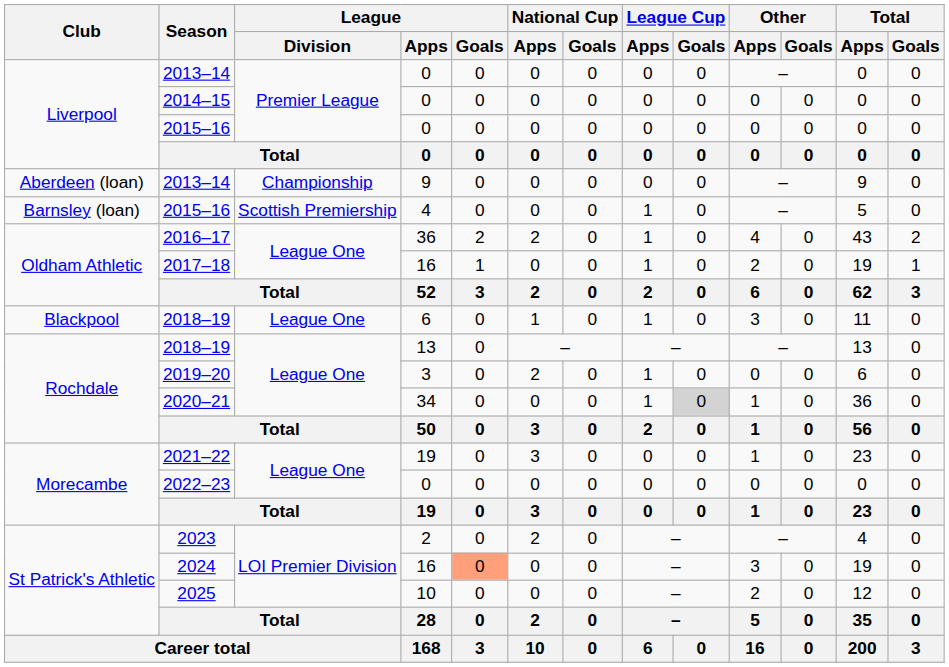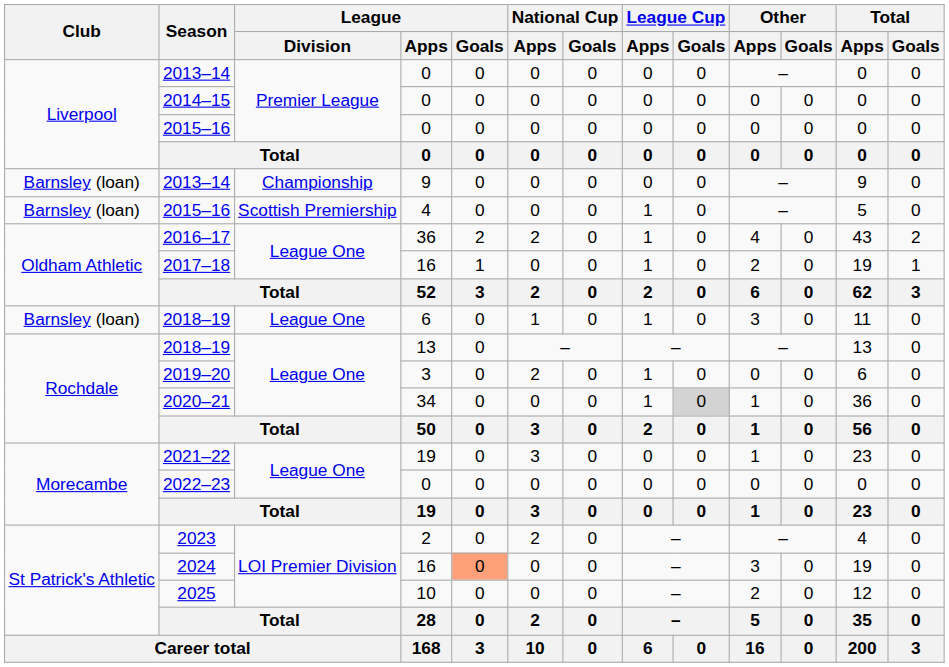(82, 182) Aberdeen (loan) -> (82, 182) Barnsley (loan)
(82, 319) Blackpool -> (82, 319) Barnsley (loan)
